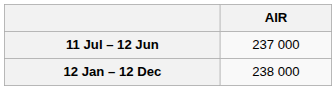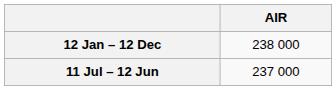rows swapped: (112, 72) <-> (112, 45)
